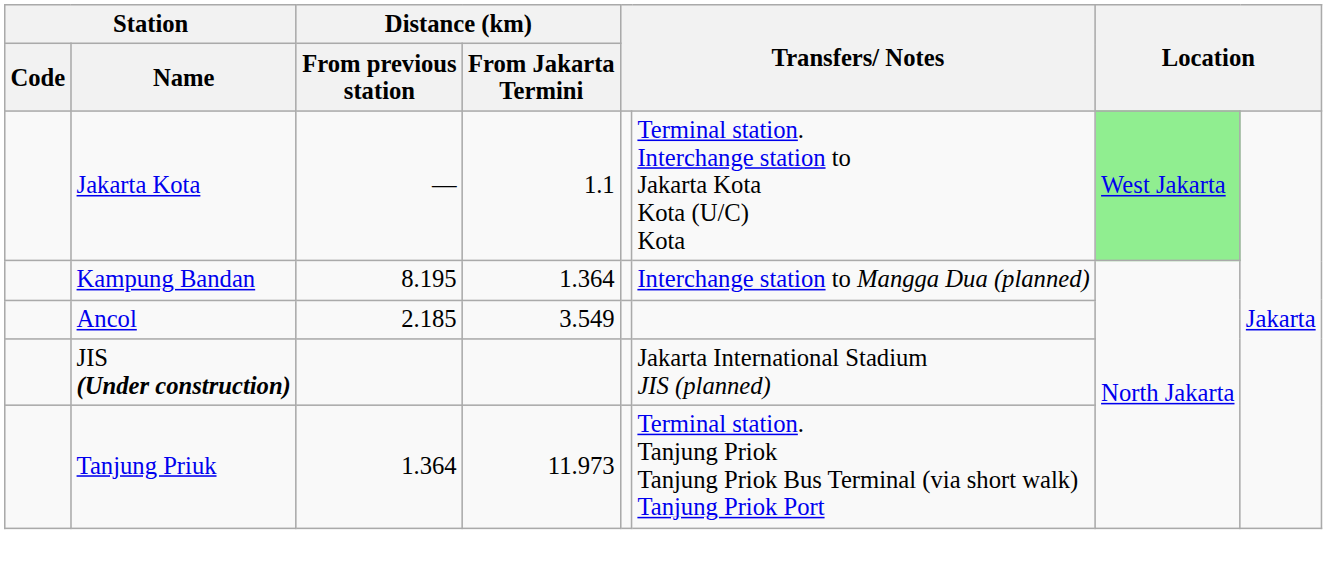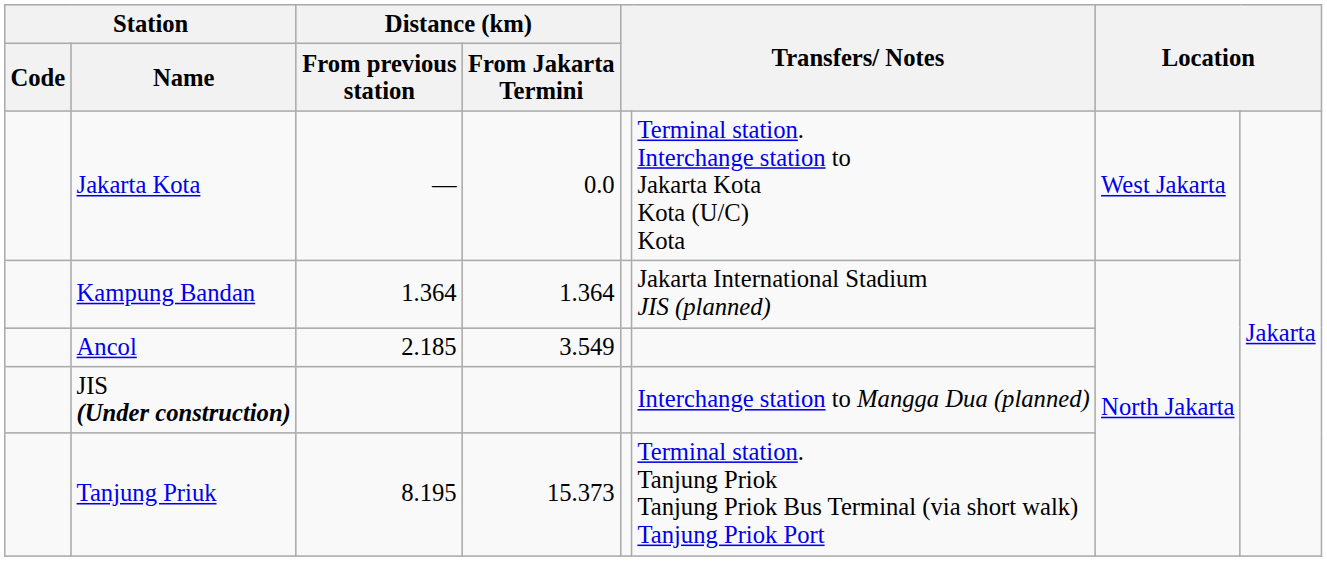(599, 185) 1.1 -> (599, 185) 0.0
(1163, 185) lightgreen background -> (1163, 185) no background
(429, 279) 8.195 -> (429, 293) 1.364
(864, 279) Interchange station to Mangga Dua (planned) -> (782, 293) Jakarta International Stadium JIS (planned)
(782, 371) Jakarta International Stadium JIS (planned) -> (864, 399) Interchange station to Mangga Dua (planned)
(429, 466) 1.364 -> (429, 494) 8.195
(581, 466) 11.973 -> (581, 494) 15.373
